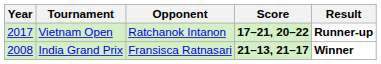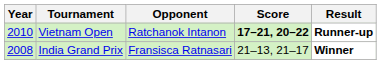(20, 32) 2017 -> (20, 32) 2010
(273, 51) bold -> (273, 51) normal
